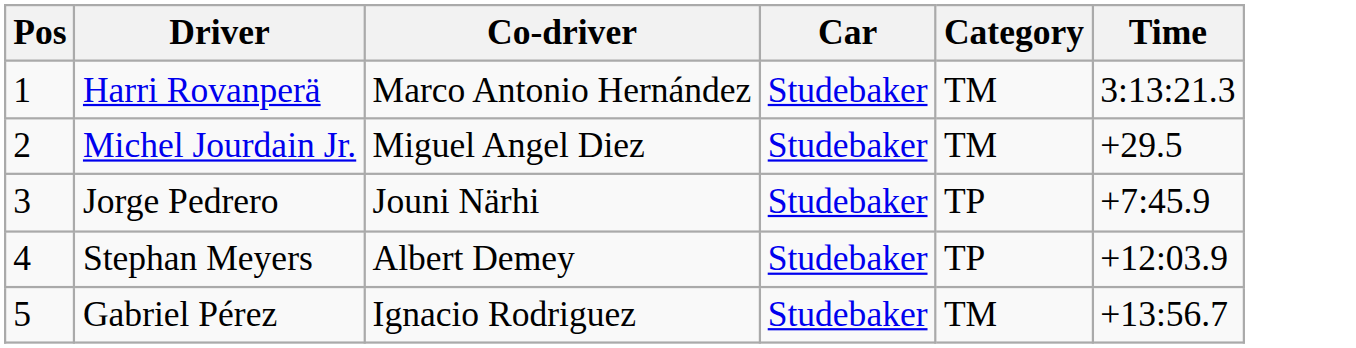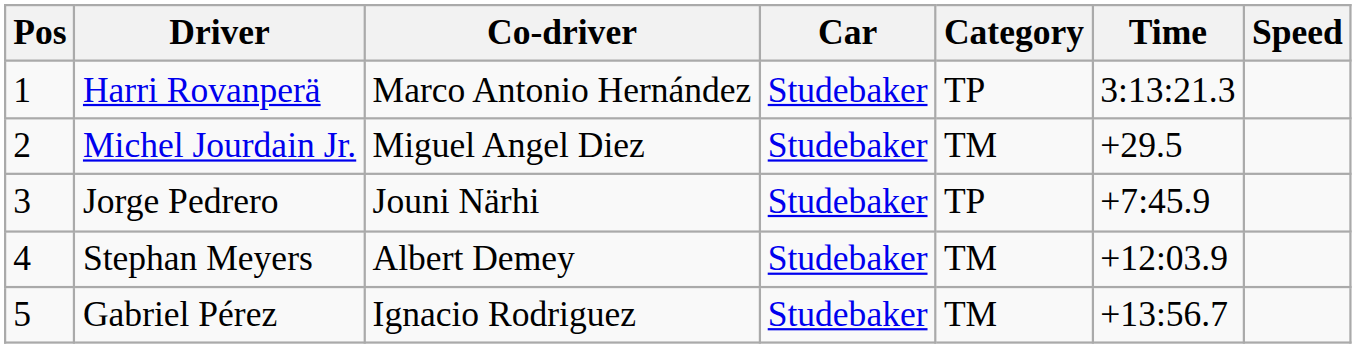+ column: (1297, 32)
(971, 88) TM -> (965, 88) TP
(965, 257) TP -> (971, 257) TM
